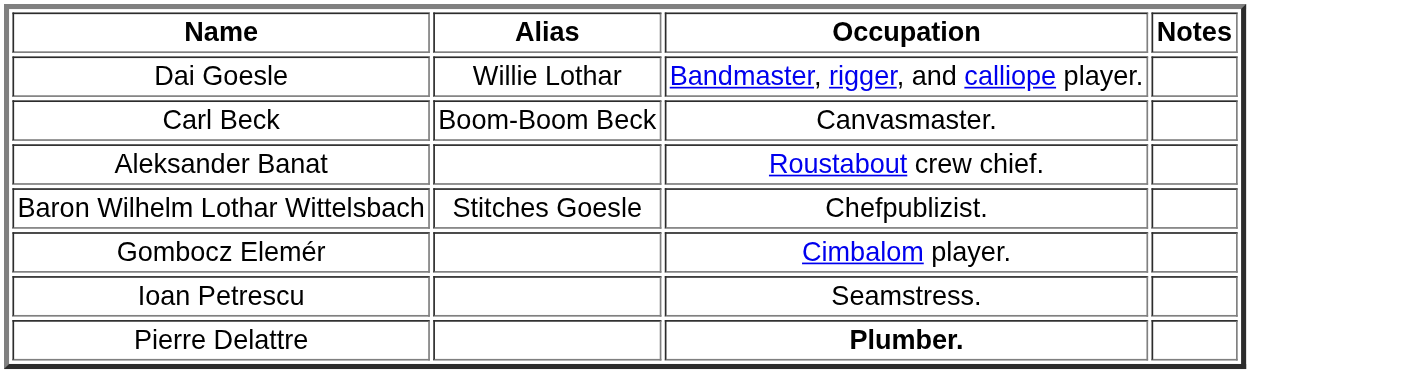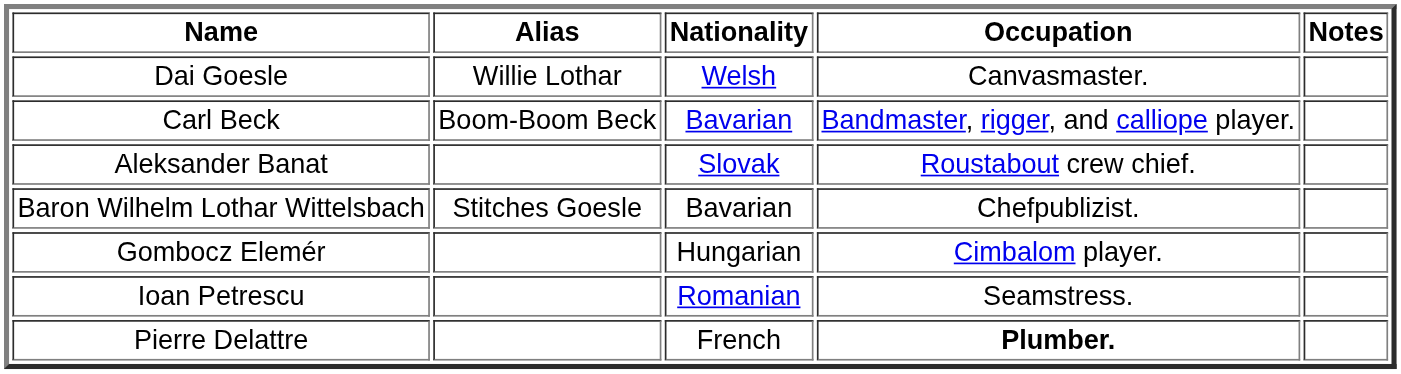+ column: (739, 32)
(906, 76) Bandmaster, rigger, and calliope player. -> (1058, 76) Canvasmaster.
(906, 120) Canvasmaster. -> (1058, 120) Bandmaster, rigger, and calliope player.
